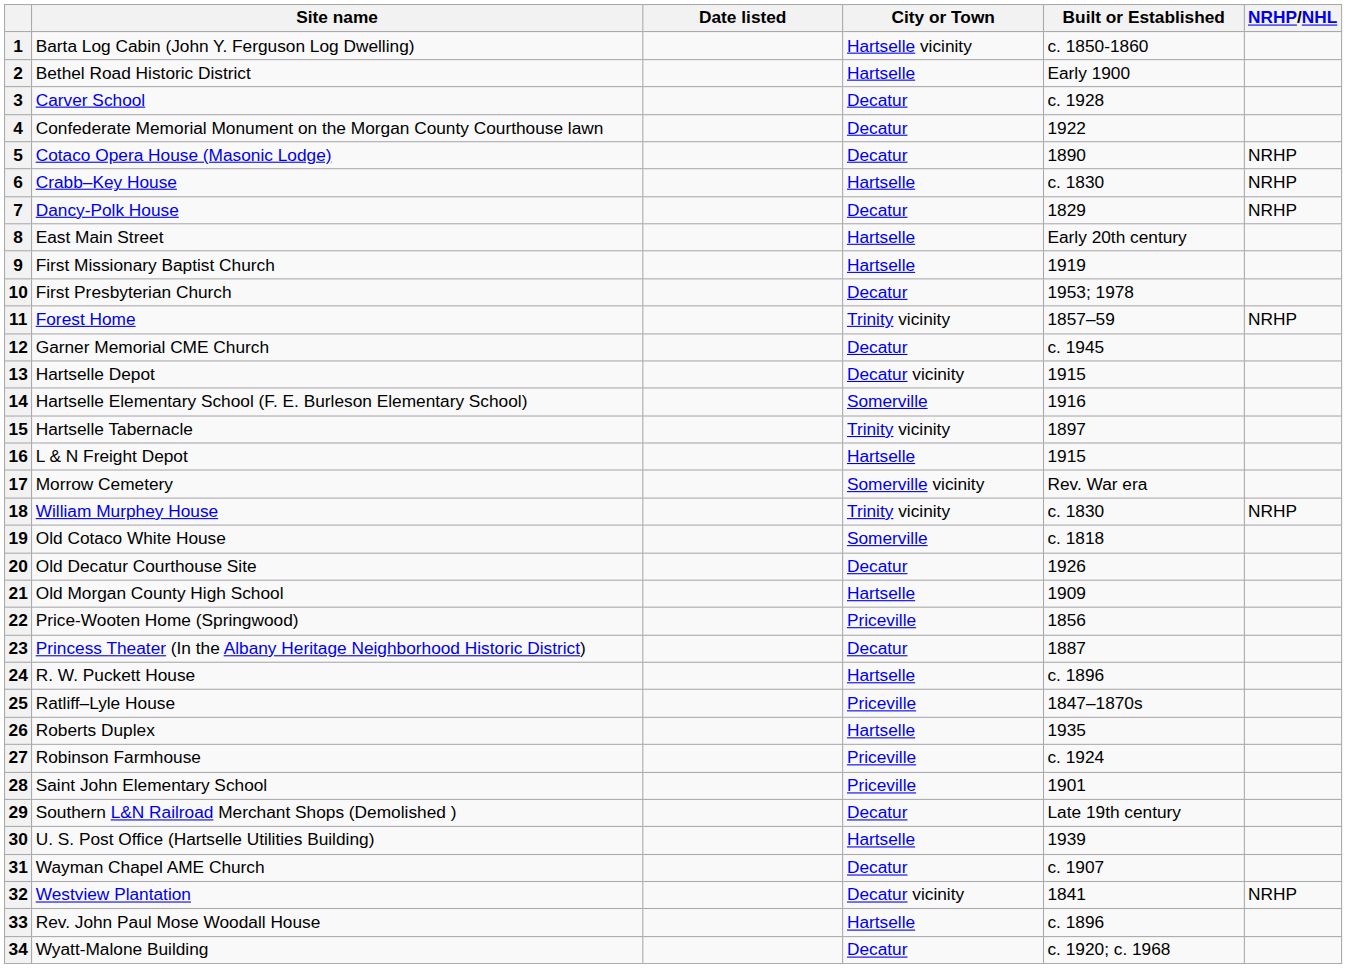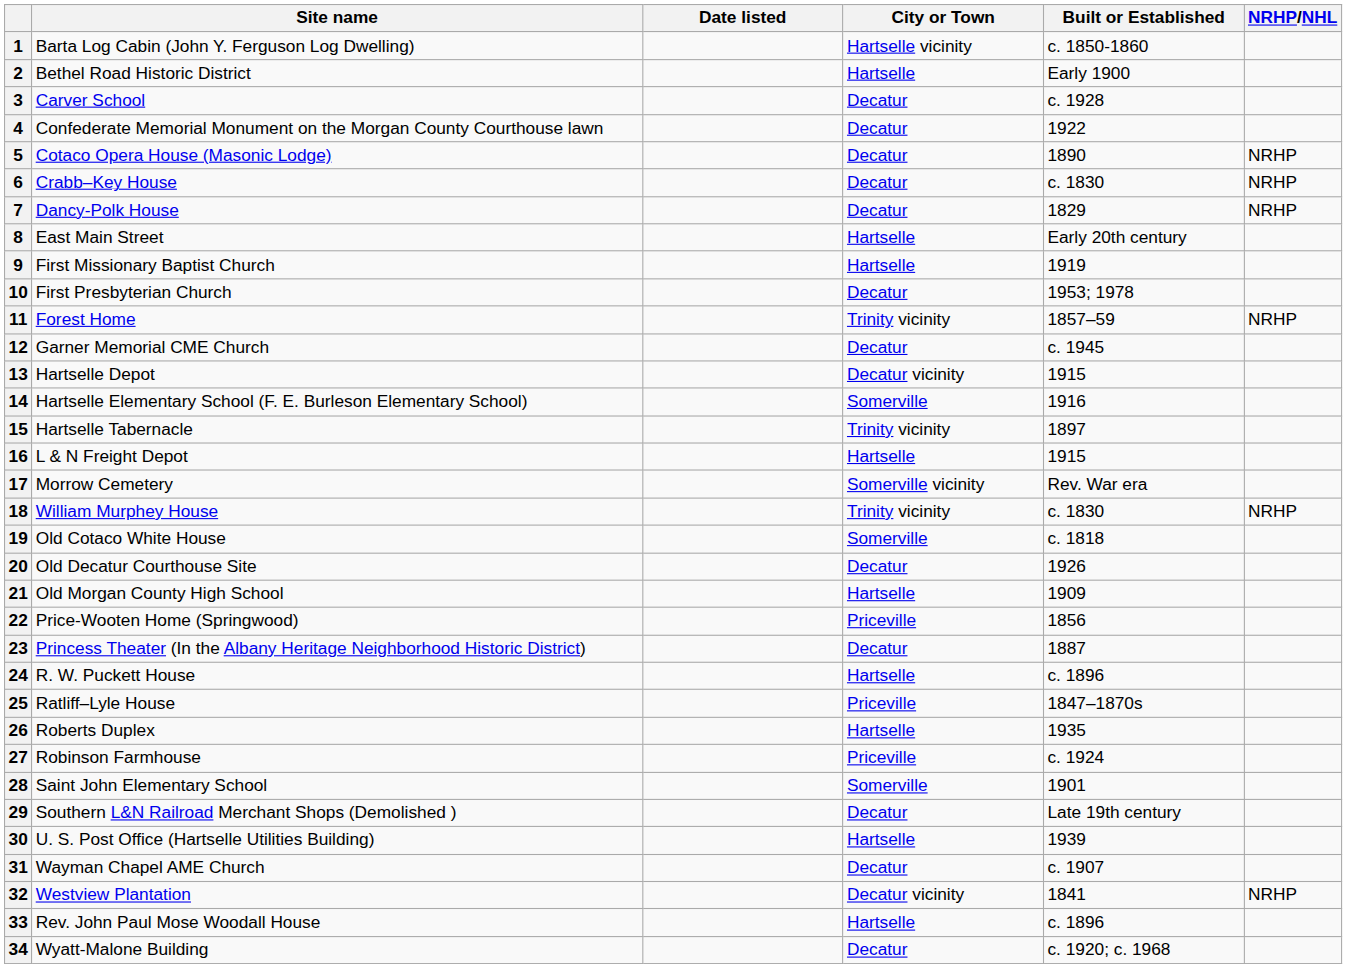(881, 182) Hartselle -> (877, 182) Decatur
(882, 785) Priceville -> (887, 785) Somerville
